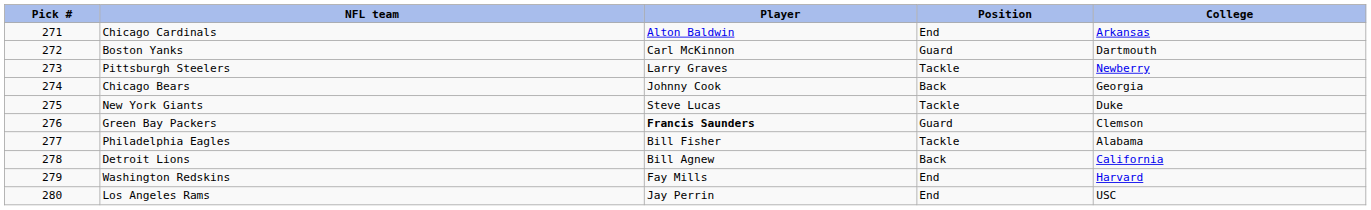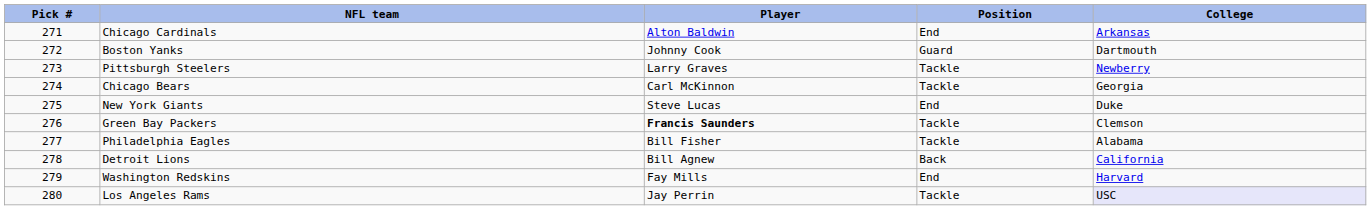(691, 50) Carl McKinnon -> (684, 50) Johnny Cook
(684, 86) Johnny Cook -> (691, 86) Carl McKinnon
(933, 86) Back -> (939, 86) Tackle
(939, 105) Tackle -> (929, 105) End
(936, 123) Guard -> (939, 123) Tackle
(929, 196) End -> (939, 196) Tackle
(1106, 196) no background -> (1106, 196) lavender background
